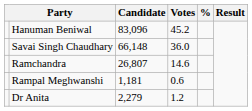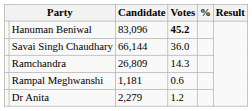(180, 30) normal -> (180, 30) bold
(133, 47) 66,148 -> (133, 47) 66,144
(133, 64) 26,807 -> (133, 64) 26,809
(180, 64) 14.6 -> (180, 64) 14.3
